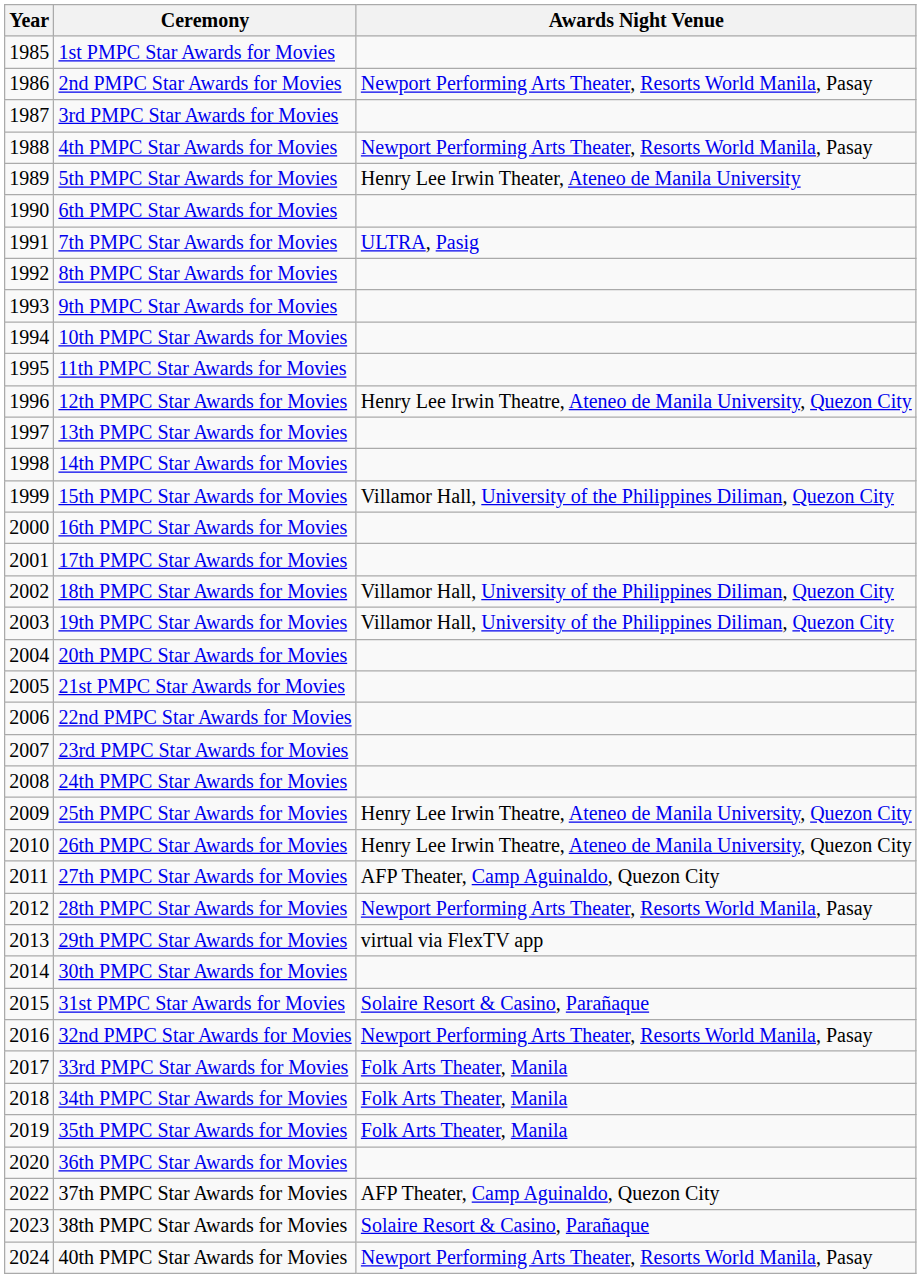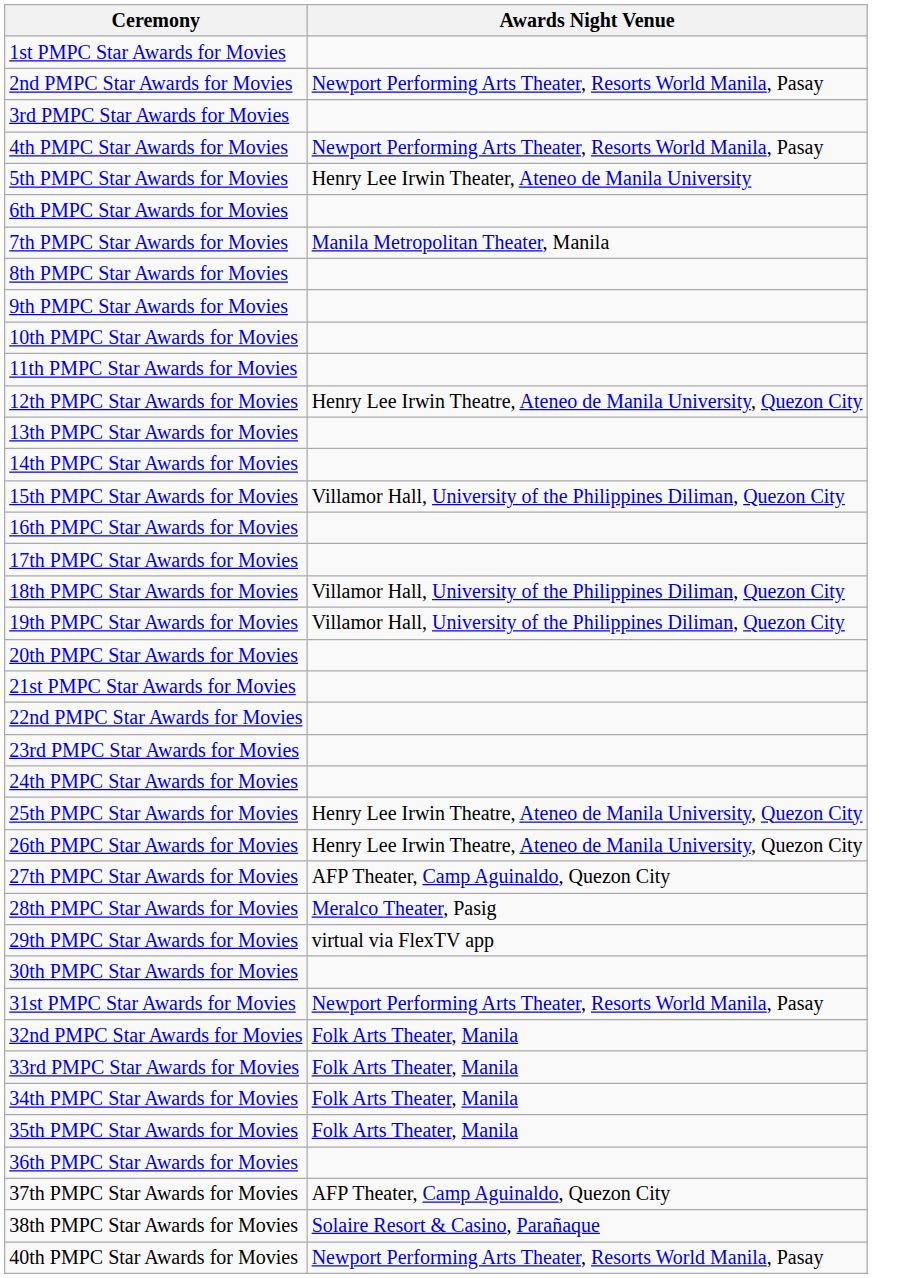- column: (29, 20)
(420, 242) ULTRA, Pasig -> (460, 242) Manila Metropolitan Theater, Manila
(617, 908) Newport Performing Arts Theater, Resorts World Manila, Pasay -> (404, 908) Meralco Theater, Pasig
(505, 1003) Solaire Resort & Casino, Parañaque -> (568, 1003) Newport Performing Arts Theater, Resorts World Manila, Pasay
(617, 1035) Newport Performing Arts Theater, Resorts World Manila, Pasay -> (415, 1035) Folk Arts Theater, Manila
